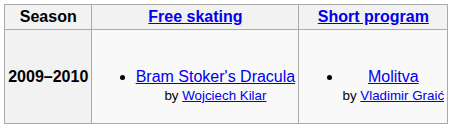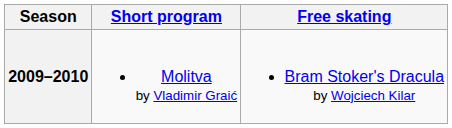columns swapped: (373, 17) <-> (195, 17)
